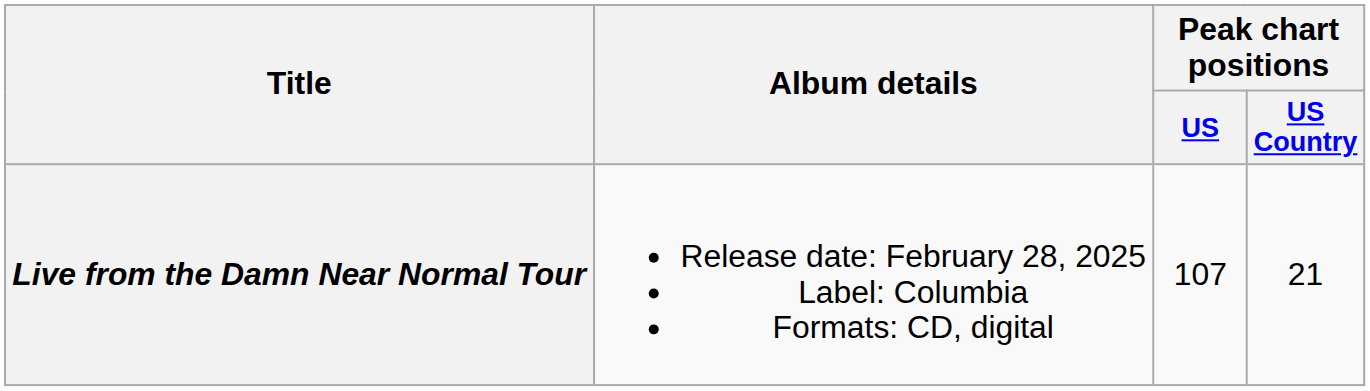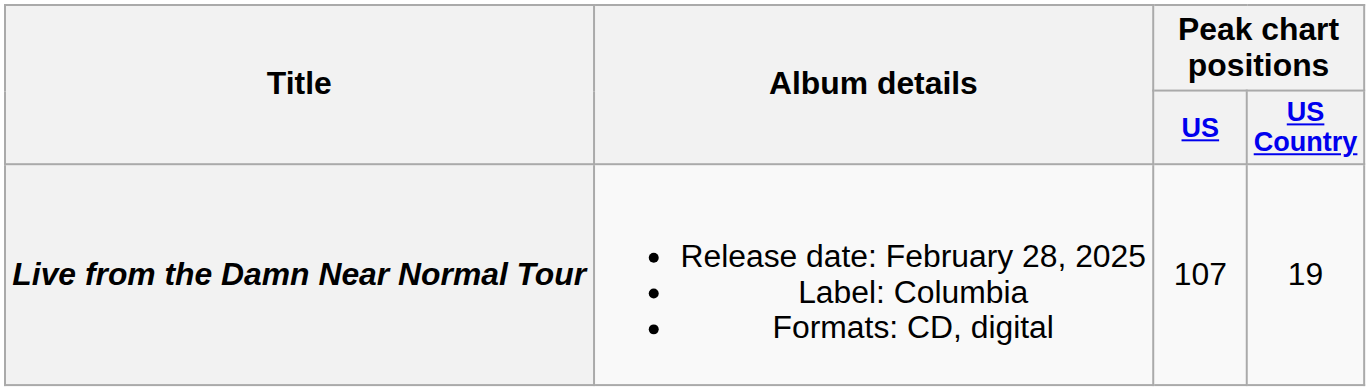(1306, 274) 21 -> (1306, 274) 19
